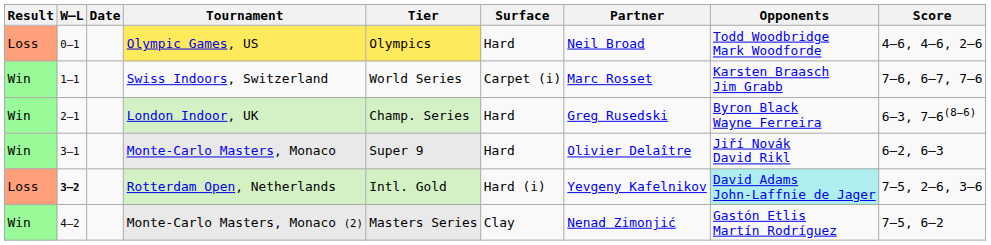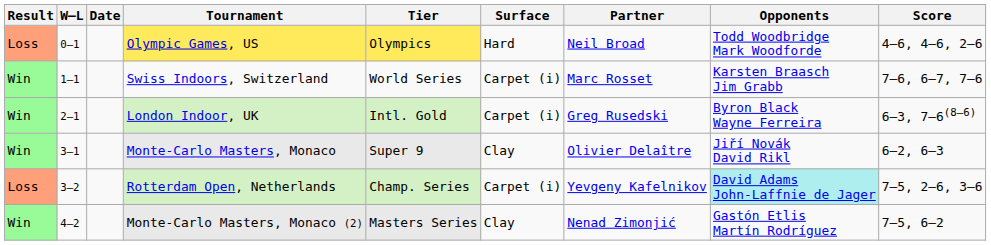(420, 115) Champ. Series -> (408, 115) Intl. Gold
(499, 115) Hard -> (522, 115) Carpet (i)
(499, 151) Hard -> (499, 151) Clay
(70, 187) bold -> (70, 188) normal
(408, 187) Intl. Gold -> (420, 187) Champ. Series
(515, 187) Hard (i) -> (522, 187) Carpet (i)
